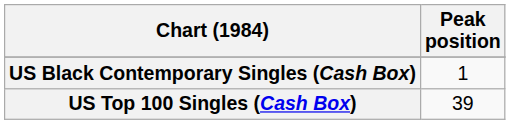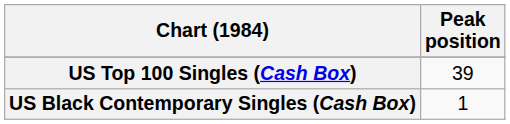rows swapped: (212, 103) <-> (212, 72)
